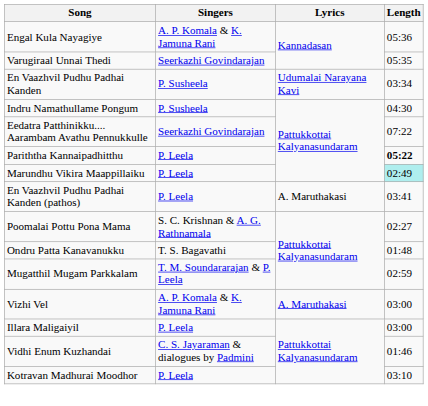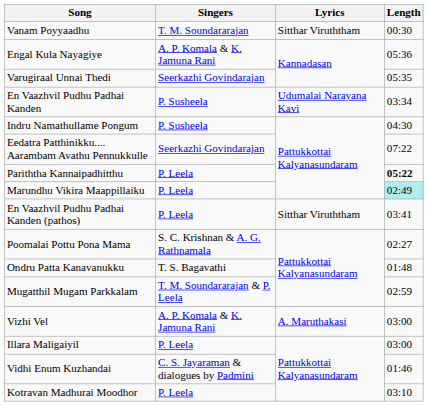+ row: (48, 30)
(312, 196) A. Maruthakasi -> (319, 214) Sitthar Viruththam
